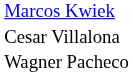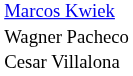rows swapped: (67, 62) <-> (62, 36)
